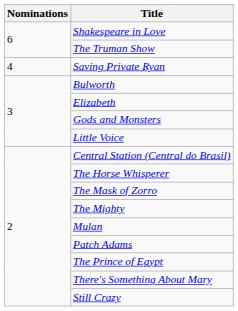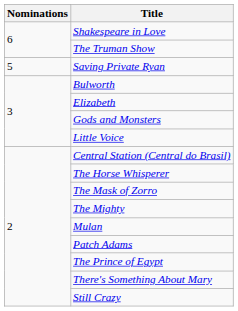(10, 66) 4 -> (10, 66) 5
